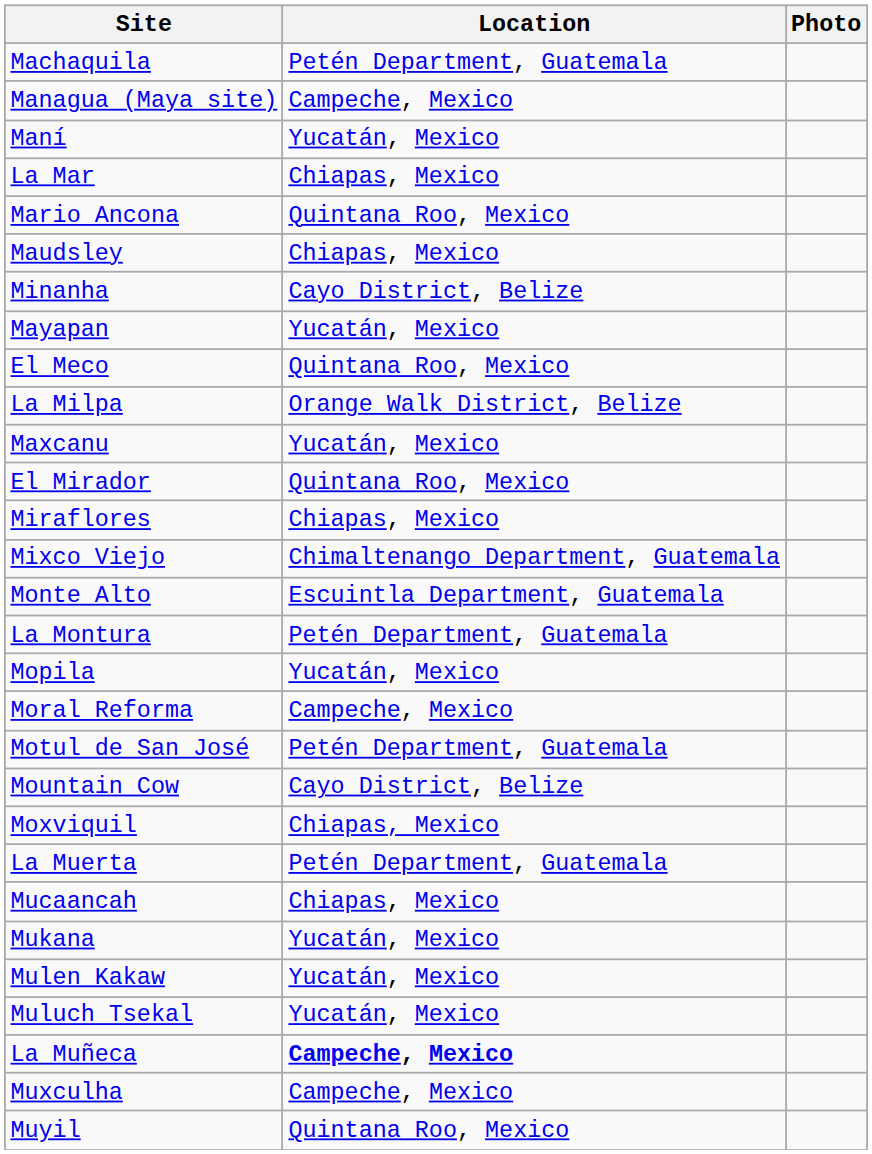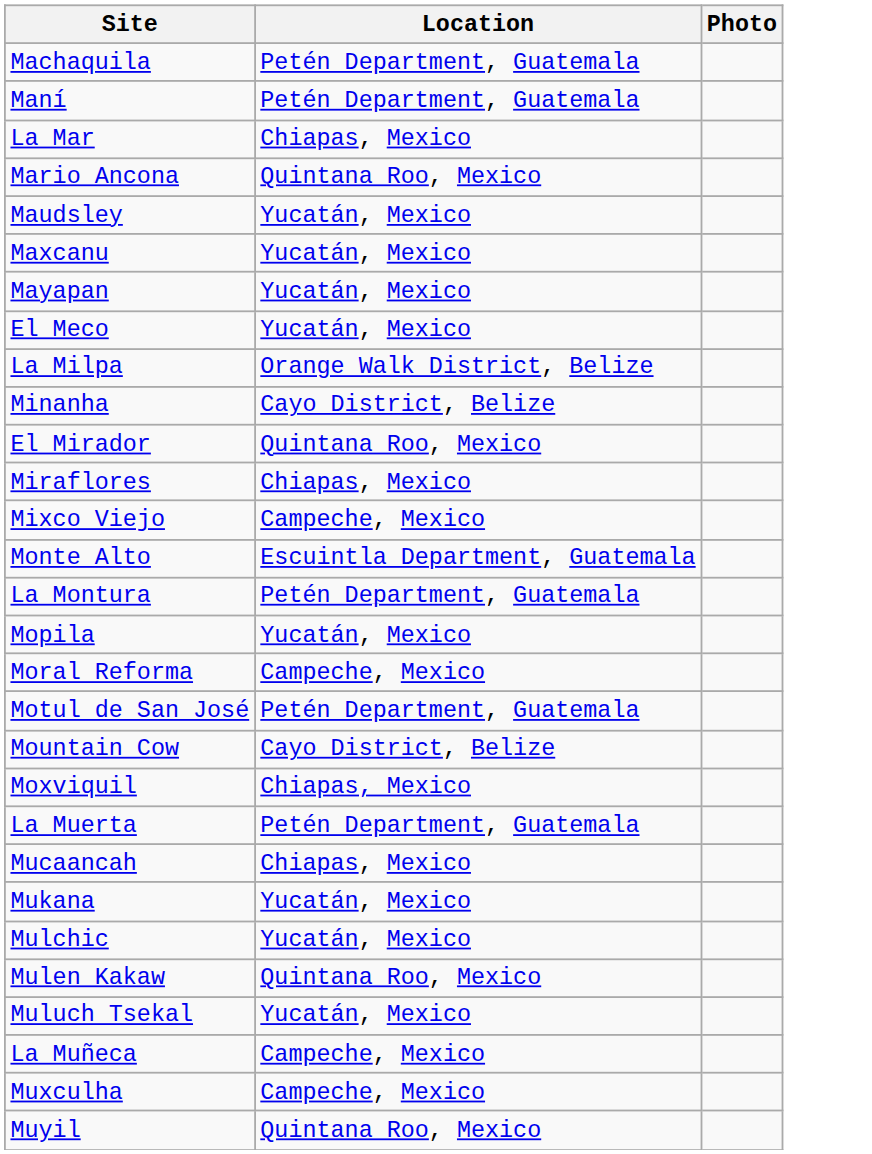- row: (144, 101)
(394, 139) Yucatán, Mexico -> (450, 101) Petén Department, Guatemala
(394, 253) Chiapas, Mexico -> (366, 215) Yucatán, Mexico
rows swapped: (60, 444) <-> (60, 291)
(429, 368) Quintana Roo, Mexico -> (366, 329) Yucatán, Mexico
(534, 558) Chimaltenango Department, Guatemala -> (373, 520) Campeche, Mexico
+ row: (60, 940)
(394, 978) Yucatán, Mexico -> (401, 978) Quintana Roo, Mexico
(401, 1054) bold -> (373, 1054) normal
